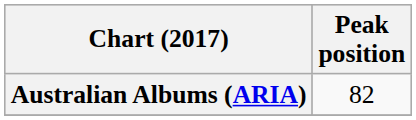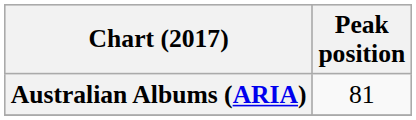(362, 94) 82 -> (362, 94) 81
